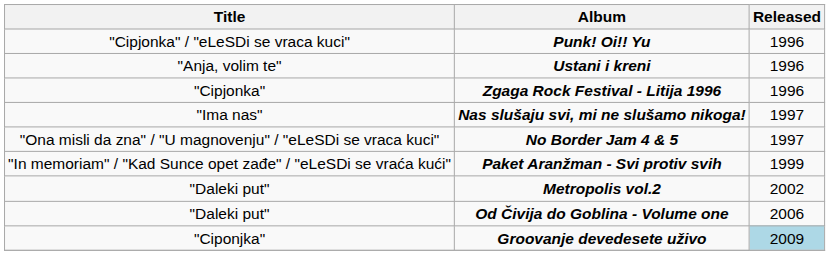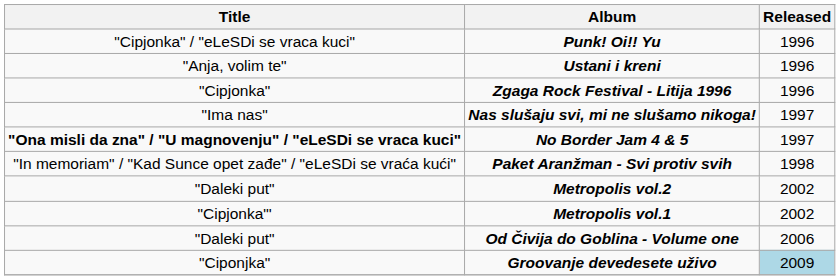(230, 140) normal -> (235, 140) bold
(787, 164) 1999 -> (797, 164) 1998
+ row: (612, 213)
